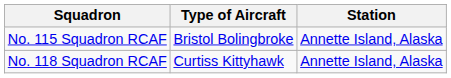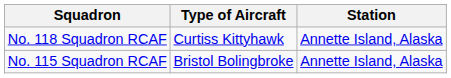rows swapped: (87, 38) <-> (87, 61)
